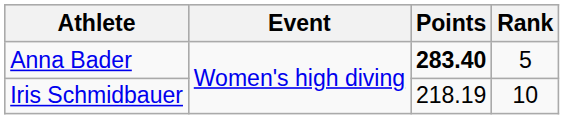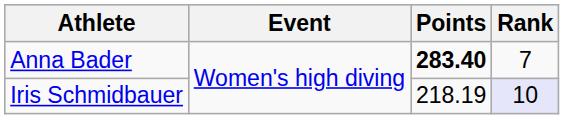(525, 60) 5 -> (525, 60) 7
(525, 96) no background -> (525, 96) lavender background
